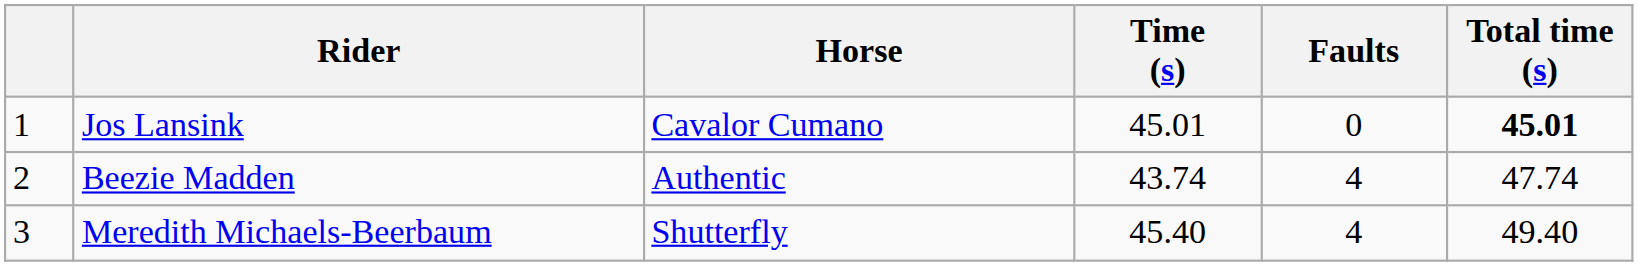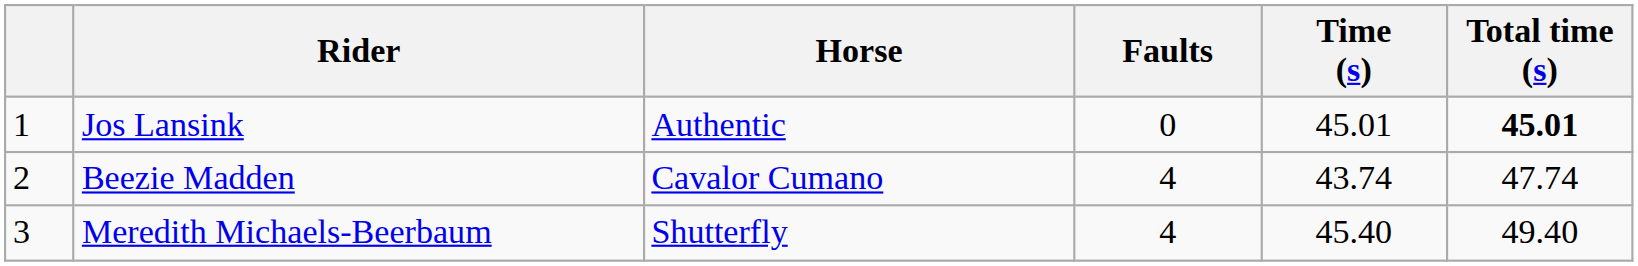columns swapped: (1168, 50) <-> (1354, 50)
(767, 123) Cavalor Cumano -> (719, 123) Authentic
(719, 177) Authentic -> (767, 177) Cavalor Cumano
